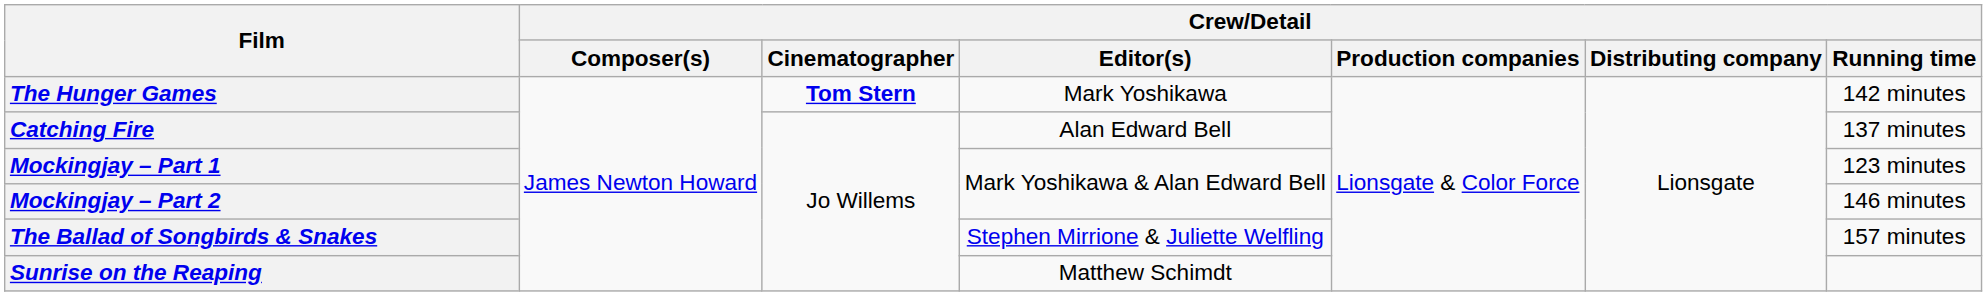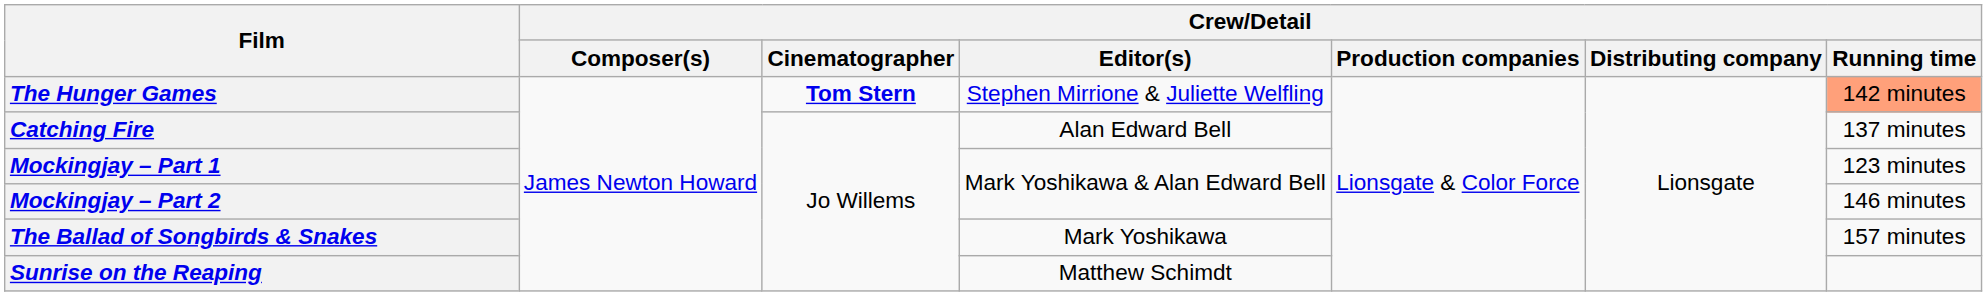(1145, 93) Mark Yoshikawa -> (1145, 93) Stephen Mirrione & Juliette Welfling
(1904, 93) no background -> (1904, 93) lightsalmon background
(1145, 237) Stephen Mirrione & Juliette Welfling -> (1145, 237) Mark Yoshikawa
